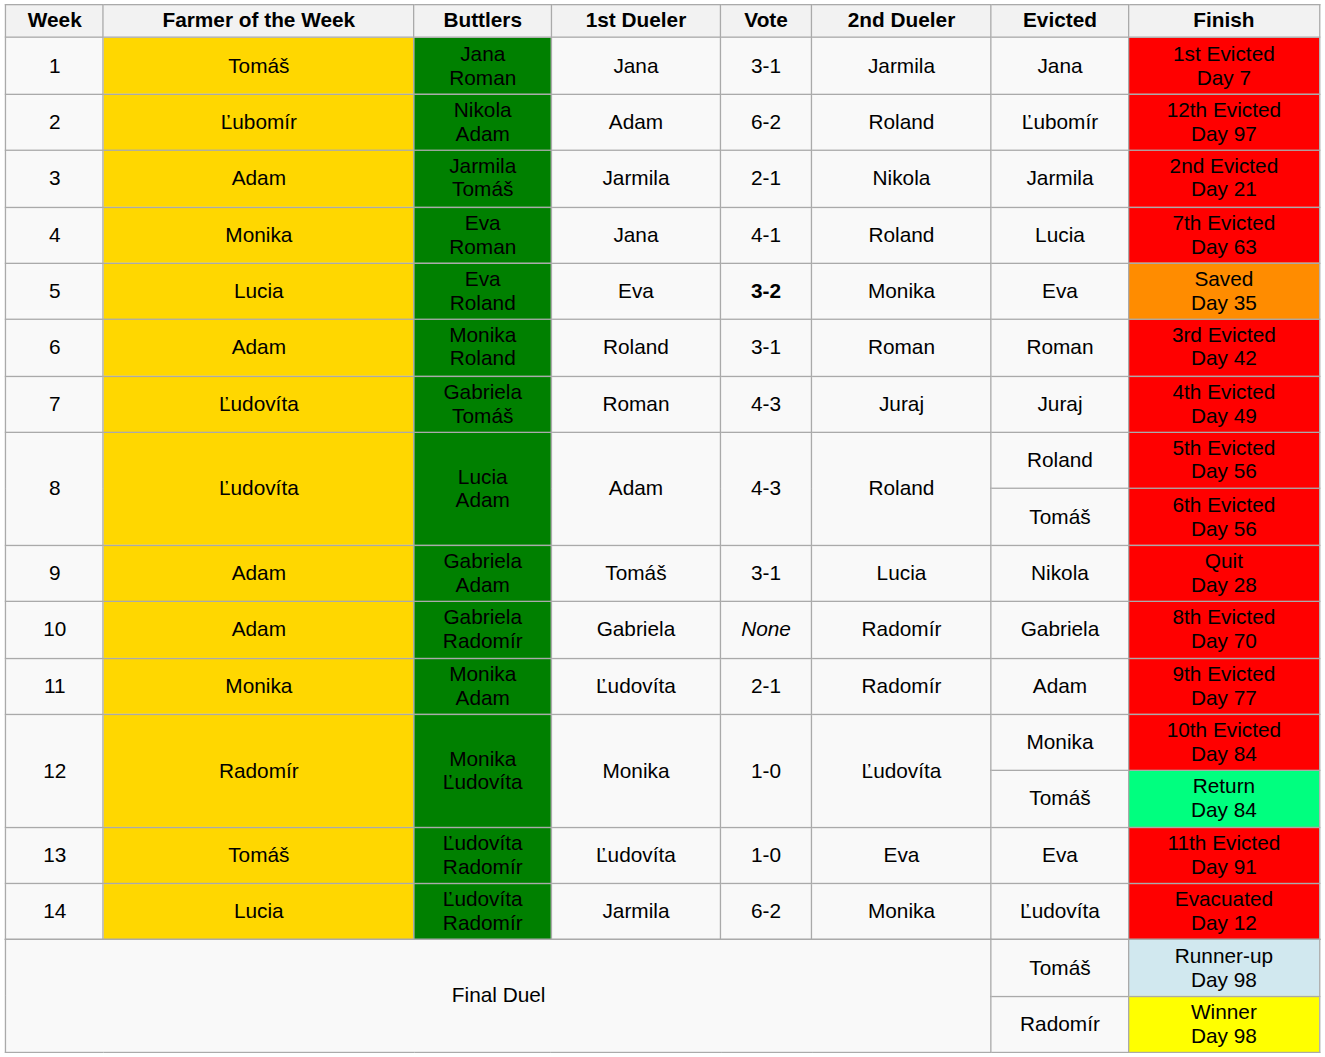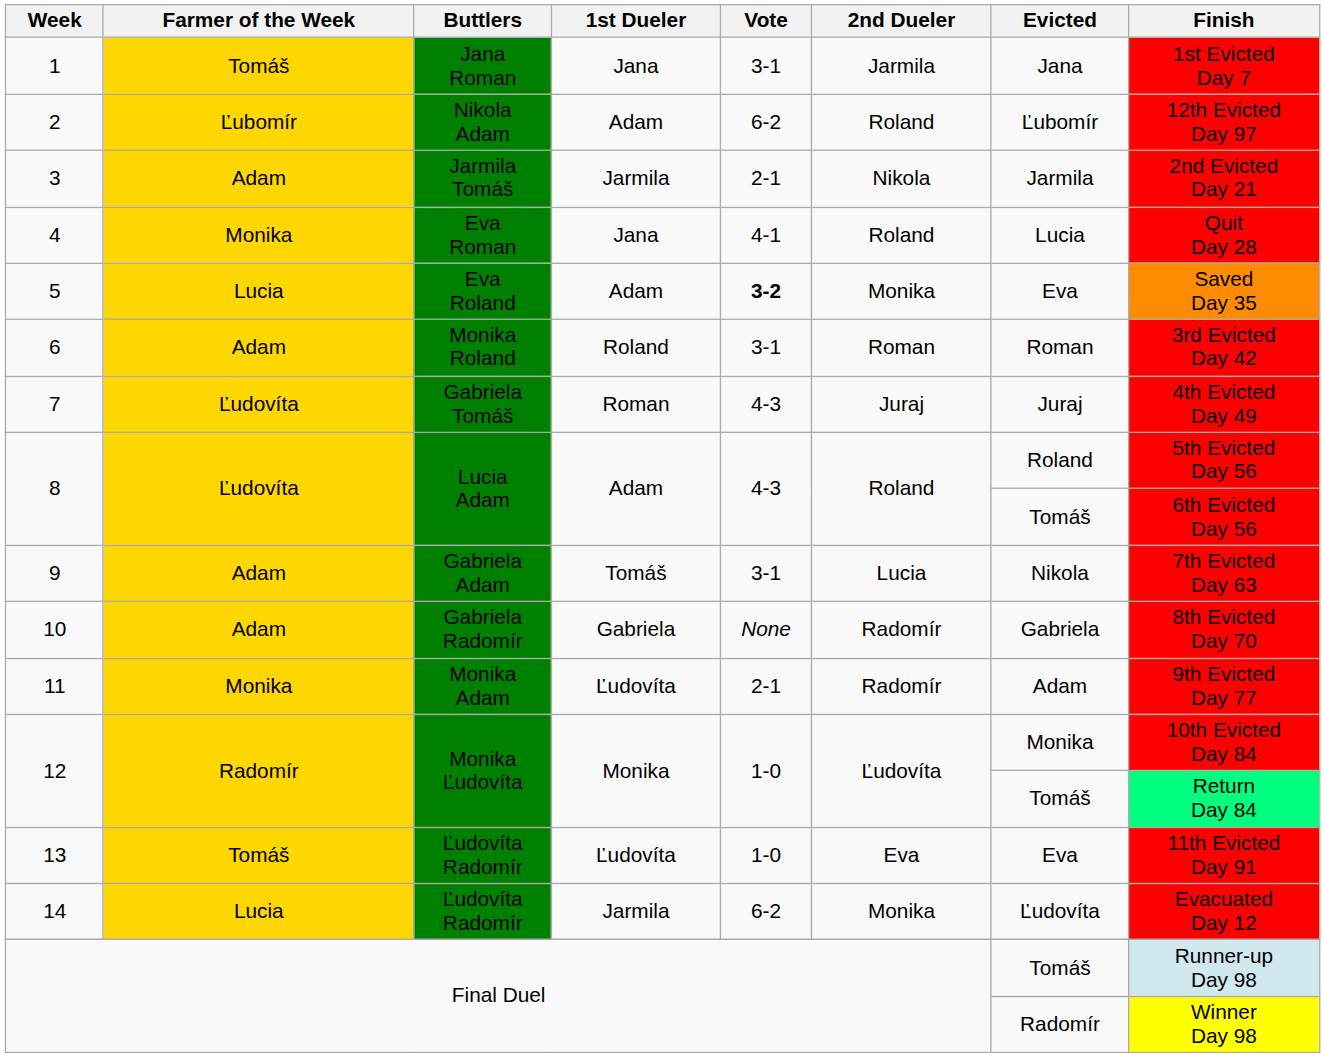(1224, 234) 7th Evicted Day 63 -> (1224, 234) Quit Day 28
(636, 291) Eva -> (636, 291) Adam
(1224, 573) Quit Day 28 -> (1224, 573) 7th Evicted Day 63
